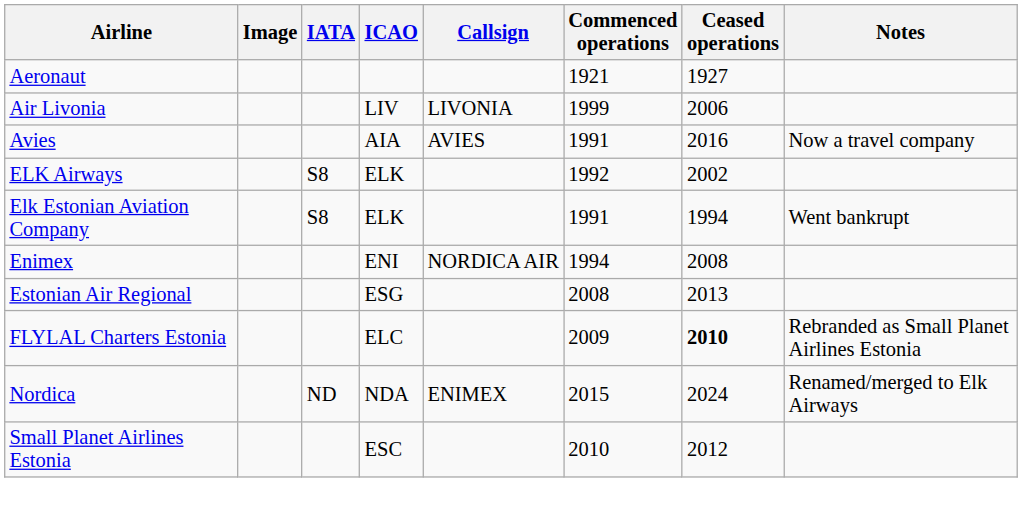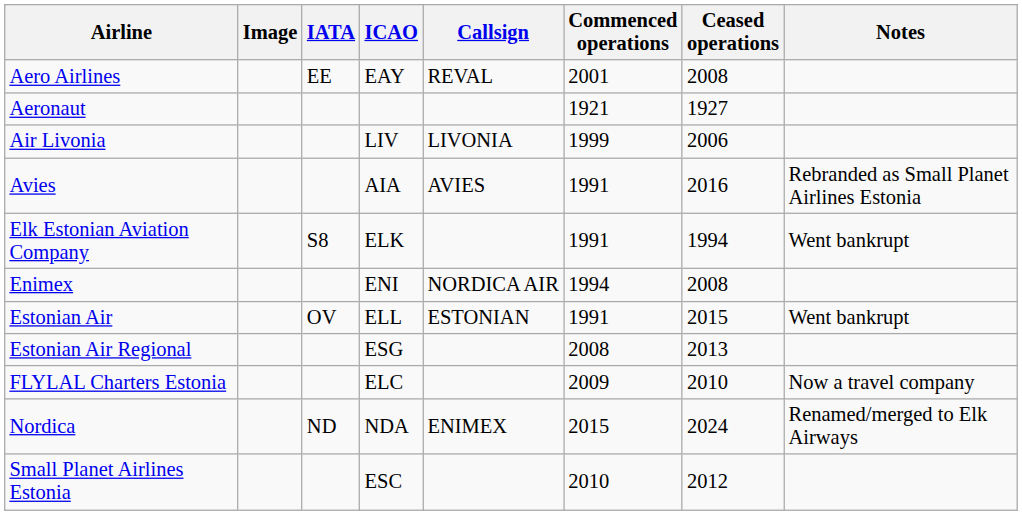+ row: (65, 76)
(882, 141) Now a travel company -> (899, 185) Rebranded as Small Planet Airlines Estonia
- row: (66, 173)
+ row: (61, 317)
(707, 338) bold -> (707, 382) normal
(899, 338) Rebranded as Small Planet Airlines Estonia -> (882, 382) Now a travel company
